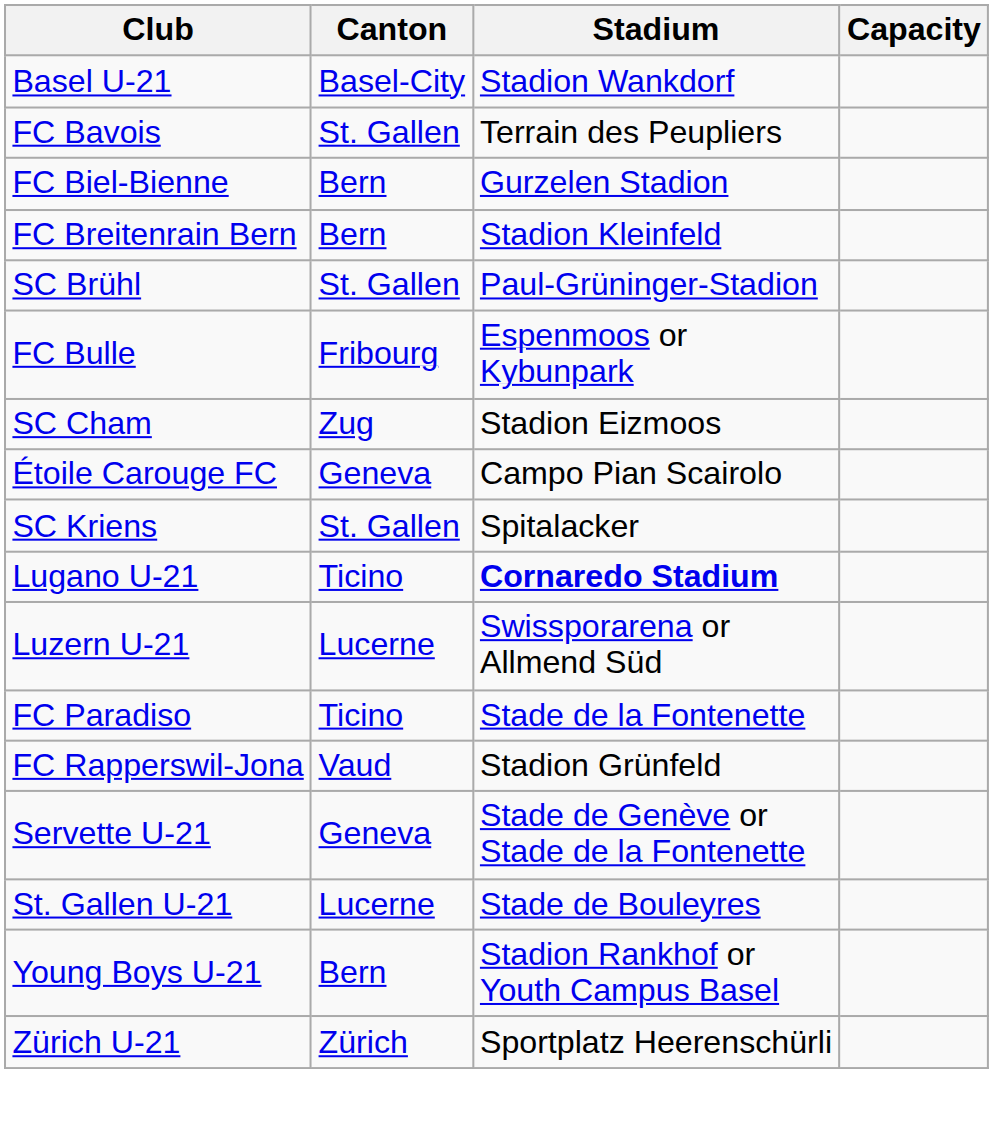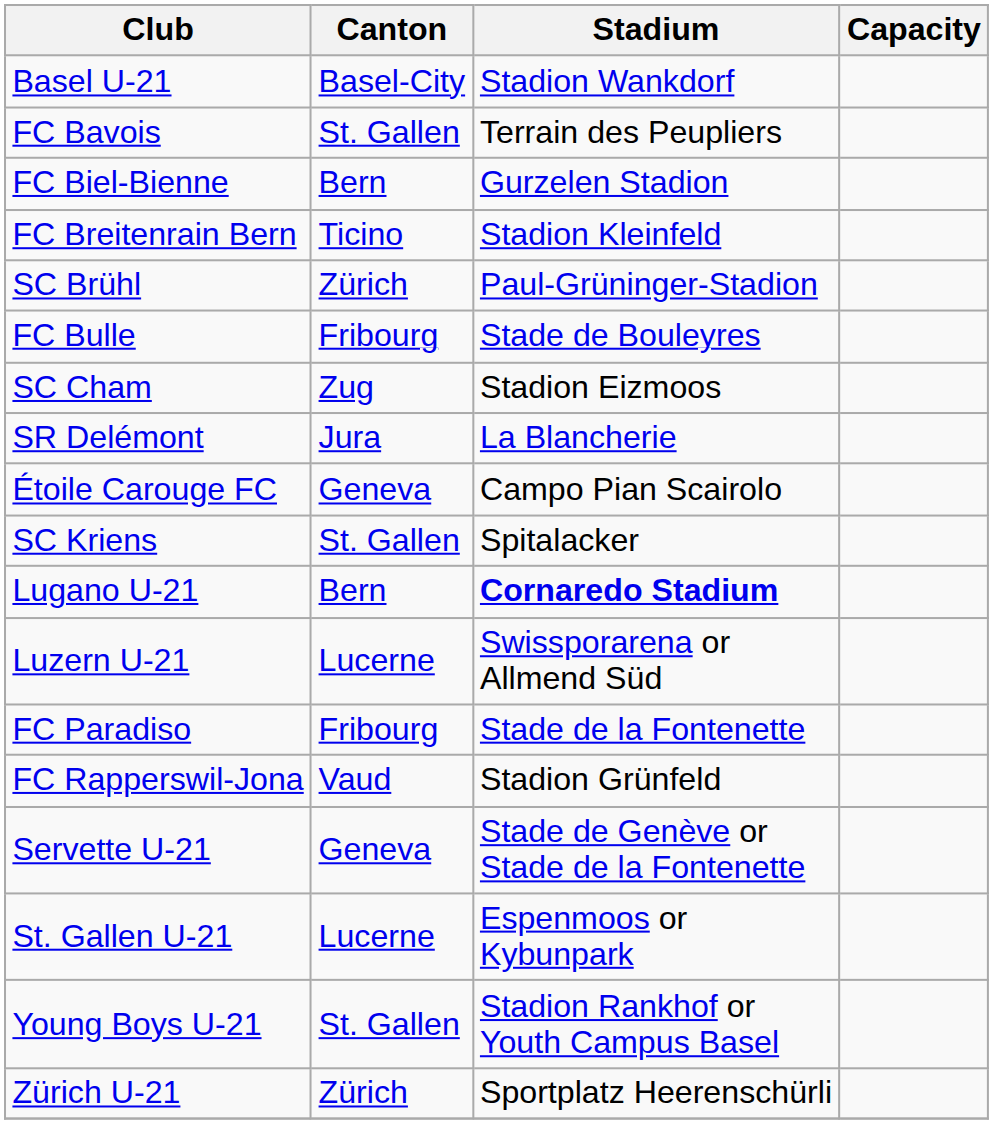(353, 234) Bern -> (361, 234) Ticino
(389, 285) St. Gallen -> (363, 285) Zürich
(584, 354) Espenmoos or Kybunpark -> (620, 336) Stade de Bouleyres
+ row: (108, 438)
(361, 576) Ticino -> (353, 591) Bern
(361, 714) Ticino -> (378, 729) Fribourg
(620, 903) Stade de Bouleyres -> (584, 936) Espenmoos or Kybunpark
(353, 972) Bern -> (389, 1023) St. Gallen
